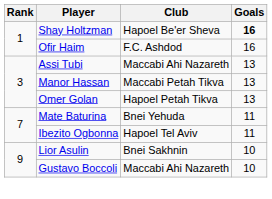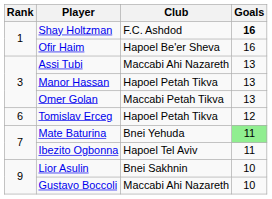(172, 30) Hapoel Be'er Sheva -> (153, 30) F.C. Ashdod
(153, 47) F.C. Ashdod -> (172, 47) Hapoel Be'er Sheva
(174, 82) Maccabi Petah Tikva -> (171, 82) Hapoel Petah Tikva
(171, 99) Hapoel Petah Tikva -> (174, 99) Maccabi Petah Tikva
+ row: (75, 116)
(249, 116) no background -> (249, 133) lightgreen background
